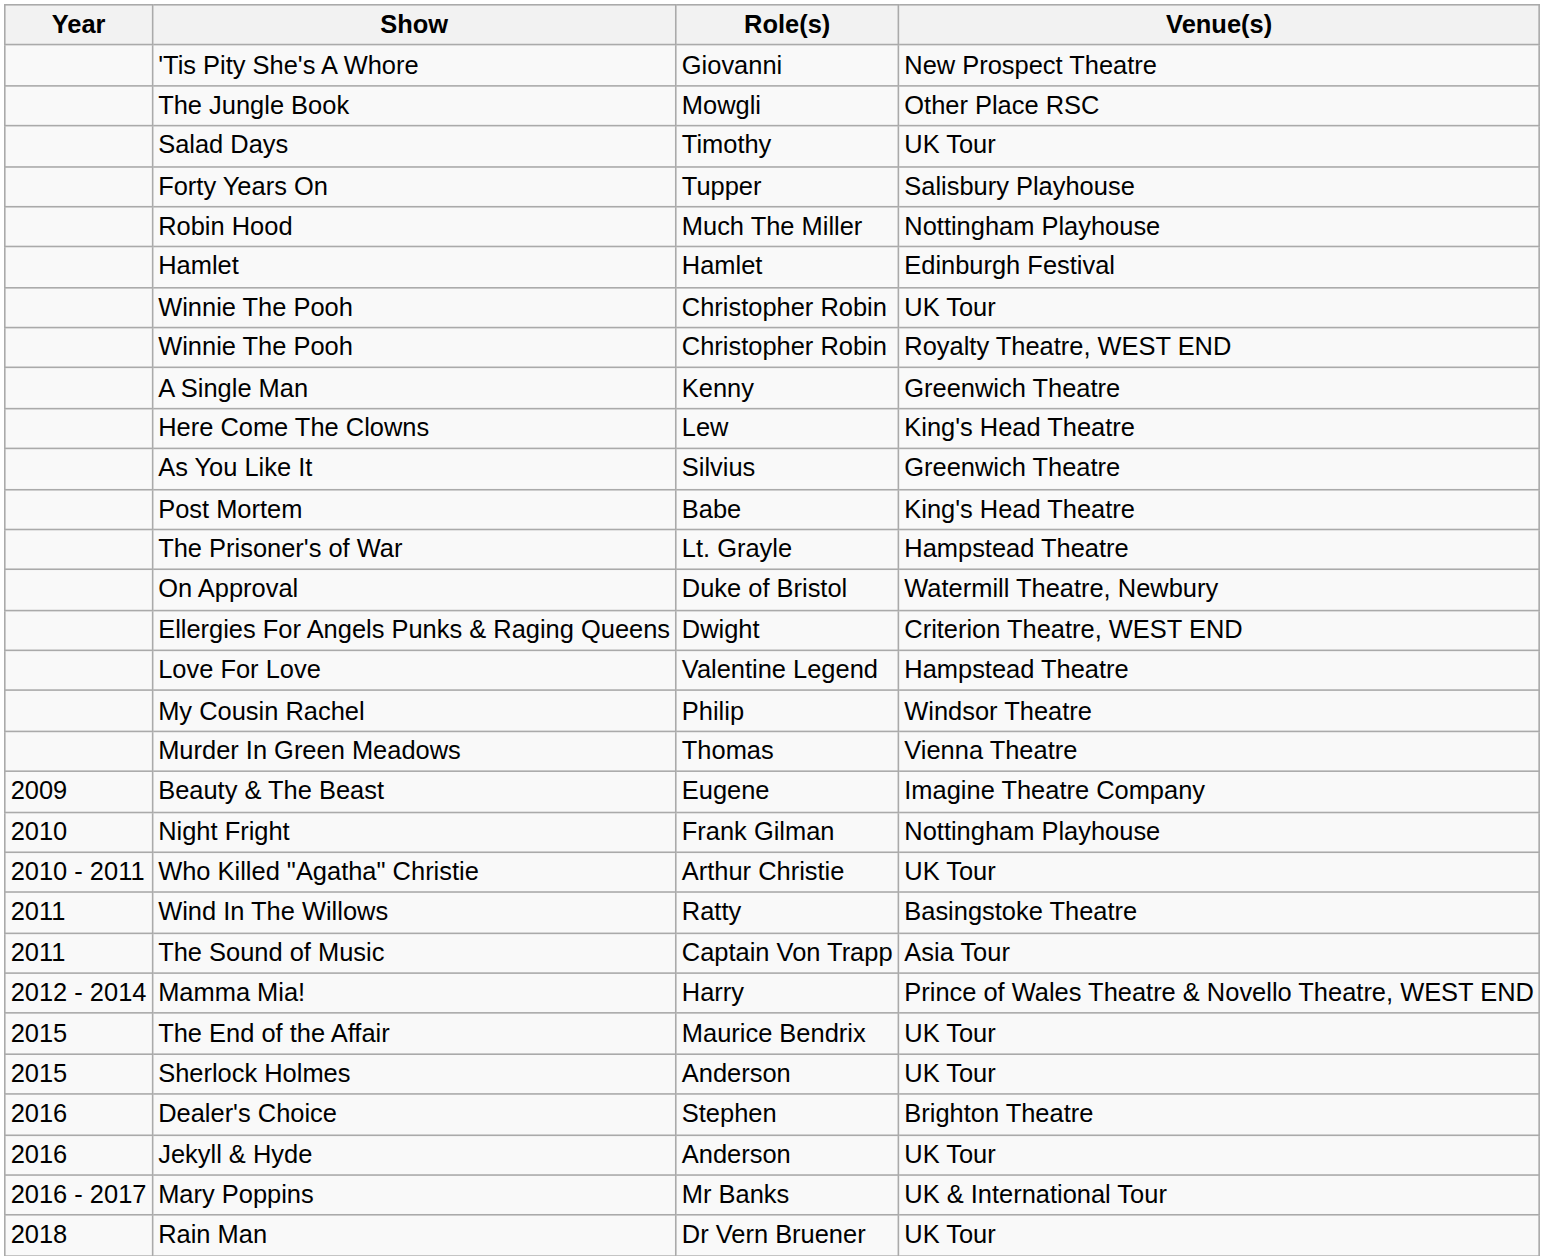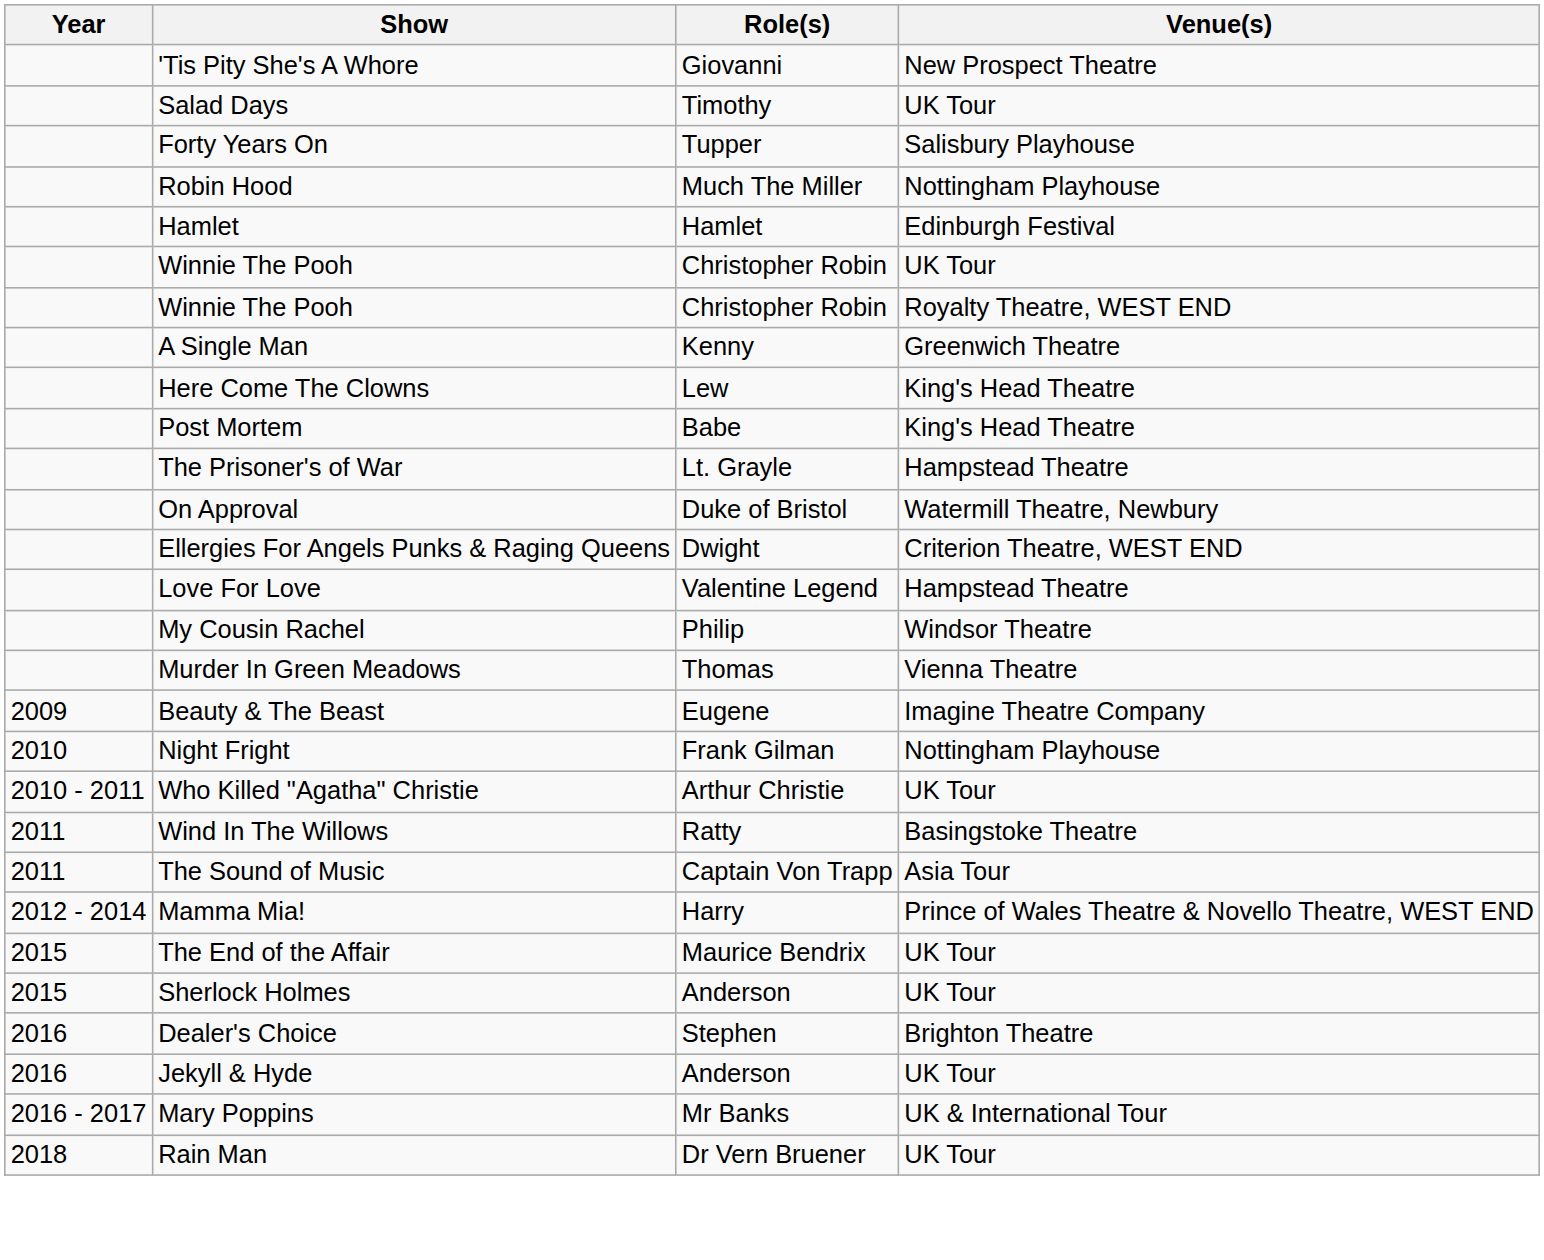- row: (254, 105)
- row: (235, 468)
